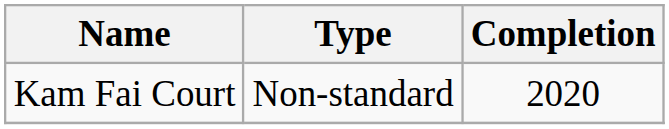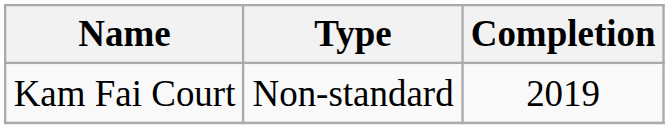(563, 92) 2020 -> (563, 92) 2019
